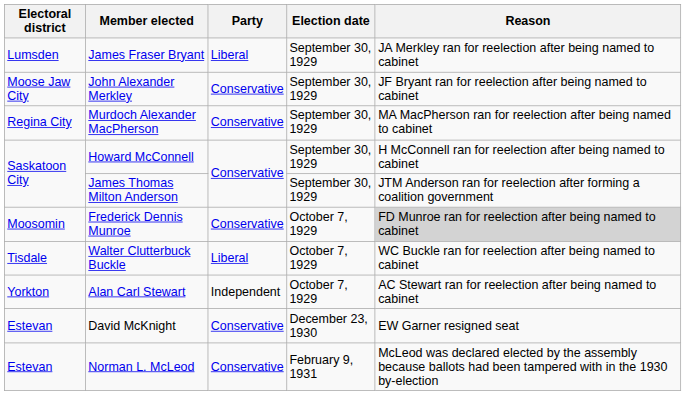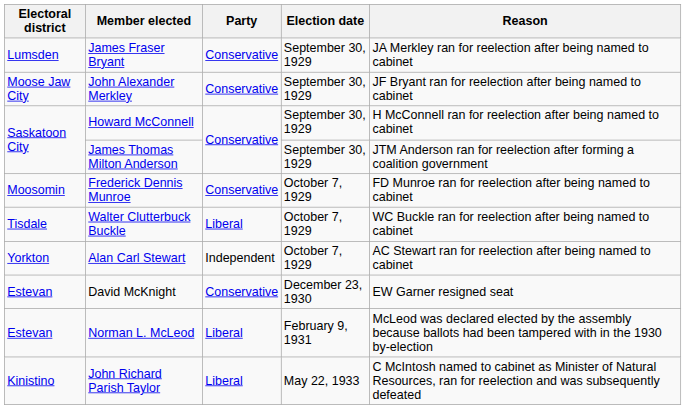(230, 55) Liberal -> (242, 55) Conservative
- row: (142, 122)
(517, 224) lightgrey background -> (511, 190) no background
(247, 366) Conservative -> (224, 332) Liberal
+ row: (125, 380)
